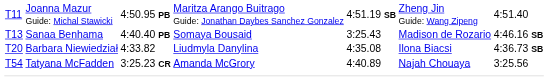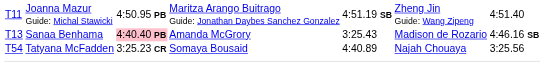(145, 34) no background -> (141, 34) pink background
(213, 34) Somaya Bousaid -> (210, 34) Amanda McGrory
- row: (14, 49)
(214, 63) Amanda McGrory -> (209, 49) Somaya Bousaid
